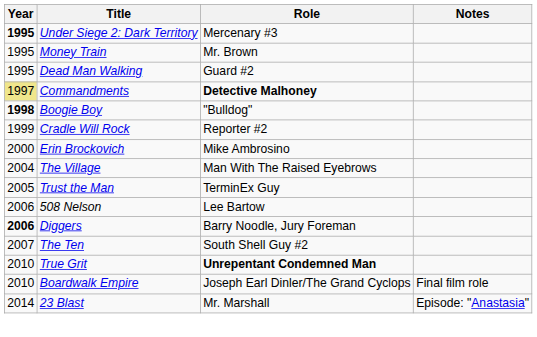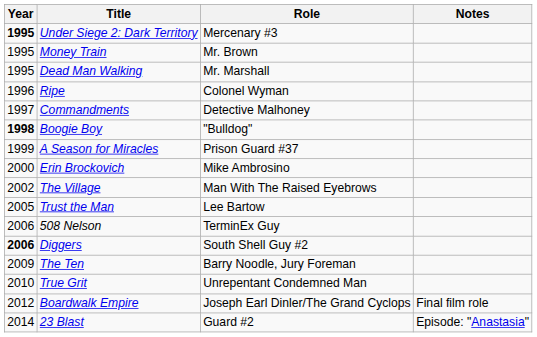(228, 71) Guard #2 -> (236, 71) Mr. Marshall
+ row: (52, 91)
(21, 91) khaki background -> (21, 110) no background
(260, 91) bold -> (257, 110) normal
- row: (85, 129)
+ row: (99, 149)
(21, 168) 2004 -> (21, 187) 2002
(241, 187) TerminEx Guy -> (234, 206) Lee Bartow
(234, 206) Lee Bartow -> (241, 226) TerminEx Guy
(280, 226) Barry Noodle, Jury Foreman -> (256, 245) South Shell Guy #2
(21, 245) 2007 -> (21, 264) 2009
(256, 245) South Shell Guy #2 -> (280, 264) Barry Noodle, Jury Foreman
(290, 264) bold -> (285, 284) normal
(21, 284) 2010 -> (21, 303) 2012
(236, 303) Mr. Marshall -> (228, 322) Guard #2
